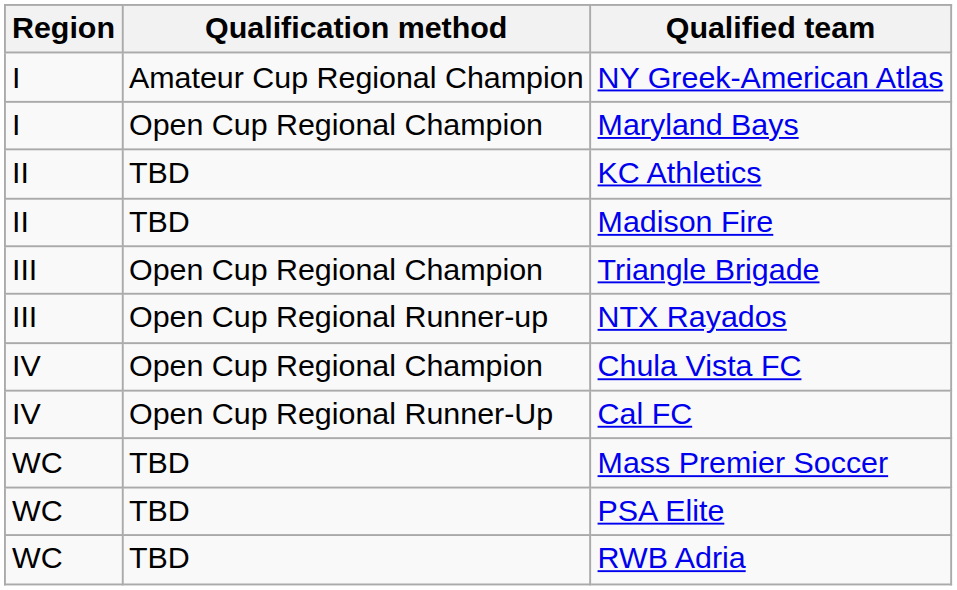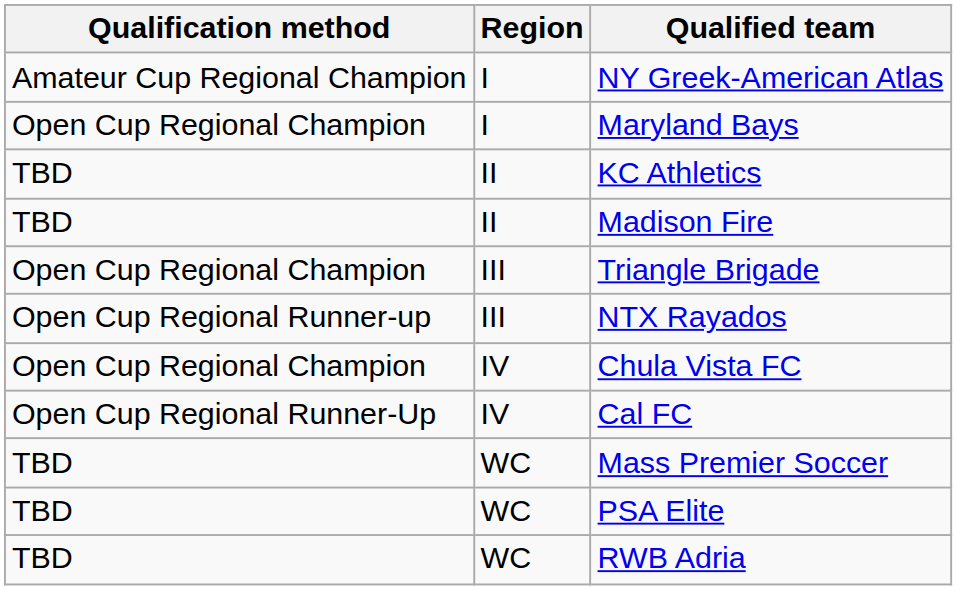columns swapped: (63, 28) <-> (356, 28)
